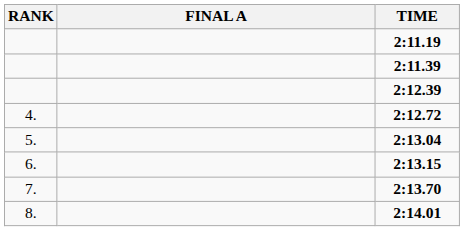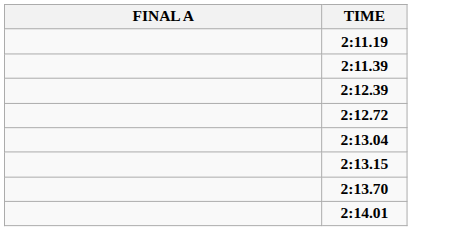- column: (31, 16)
